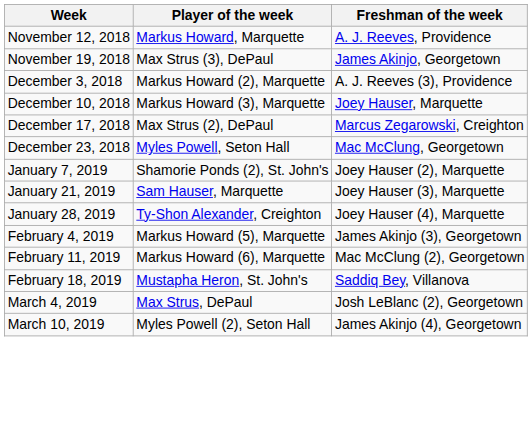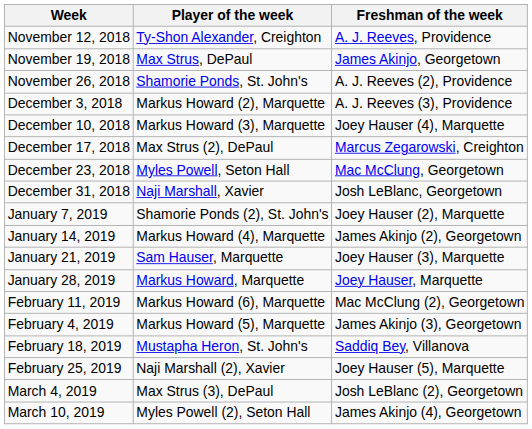(220, 37) Markus Howard, Marquette -> (229, 37) Ty-Shon Alexander, Creighton
(205, 59) Max Strus (3), DePaul -> (194, 59) Max Strus, DePaul
+ row: (69, 81)
(409, 103) Joey Hauser, Marquette -> (420, 125) Joey Hauser (4), Marquette
+ row: (69, 192)
+ row: (61, 236)
(229, 214) Ty-Shon Alexander, Creighton -> (220, 280) Markus Howard, Marquette
(420, 214) Joey Hauser (4), Marquette -> (409, 280) Joey Hauser, Marquette
rows swapped: (61, 236) <-> (64, 258)
+ row: (65, 368)
(194, 302) Max Strus, DePaul -> (205, 390) Max Strus (3), DePaul
